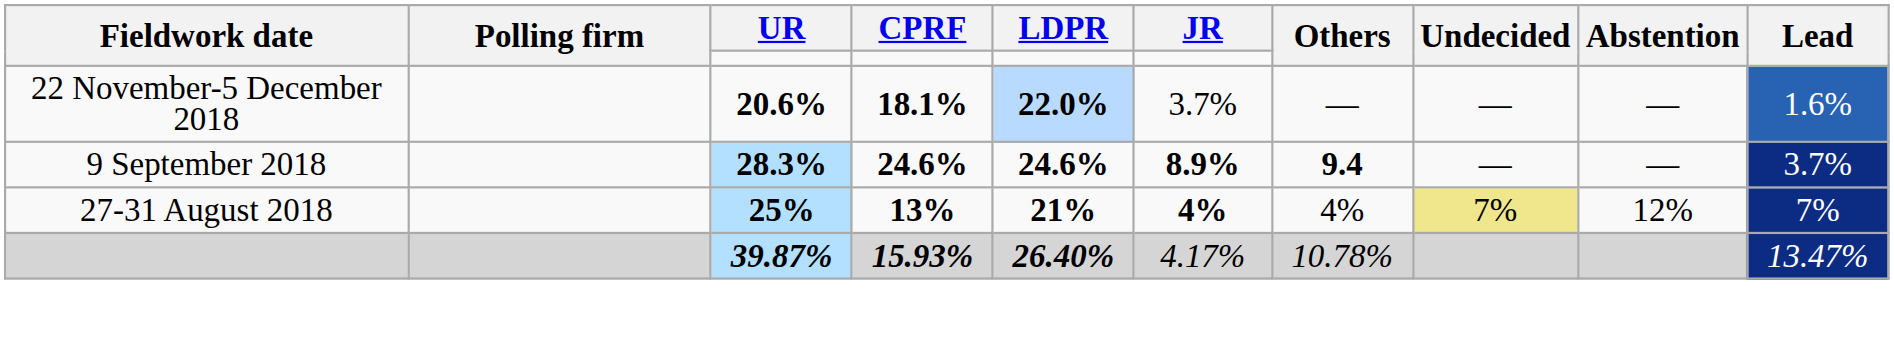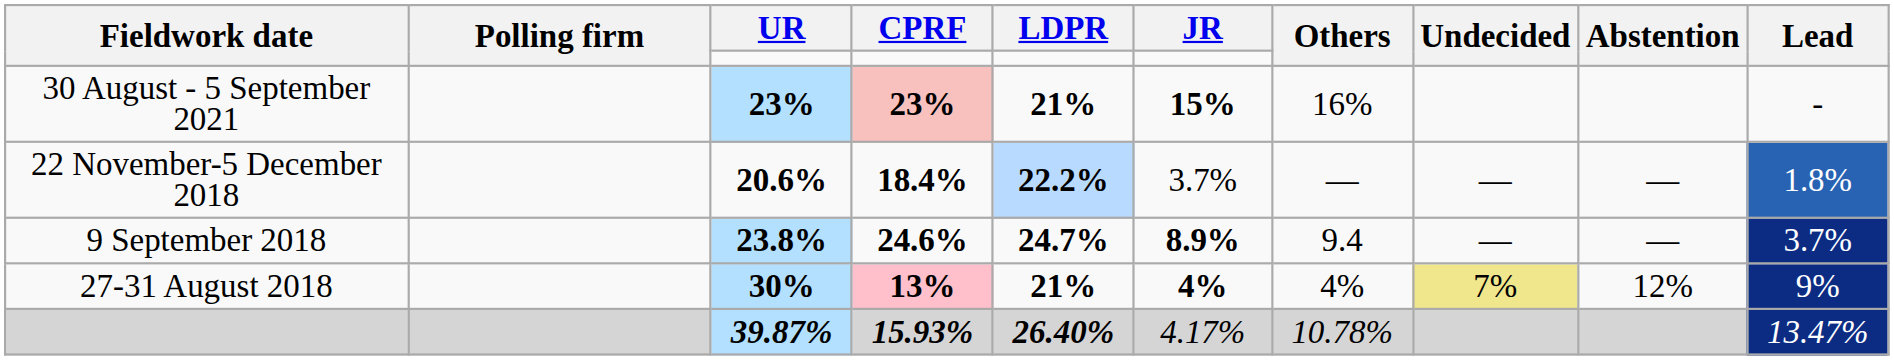+ row: (206, 103)
(922, 103) 18.1% -> (922, 179) 18.4%
(1063, 103) 22.0% -> (1063, 179) 22.2%
(1818, 103) 1.6% -> (1818, 179) 1.8%
(782, 164) 28.3% -> (782, 240) 23.8%
(1063, 164) 24.6% -> (1063, 240) 24.7%
(1342, 164) bold -> (1342, 240) normal
(782, 210) 25% -> (782, 286) 30%
(922, 210) no background -> (922, 286) pink background
(1818, 210) 7% -> (1818, 286) 9%
